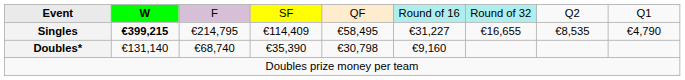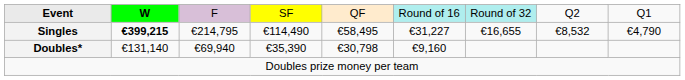(286, 31) €114,409 -> (286, 31) €114,490
(572, 31) €8,535 -> (572, 31) €8,532
(215, 49) €68,740 -> (215, 49) €69,940
